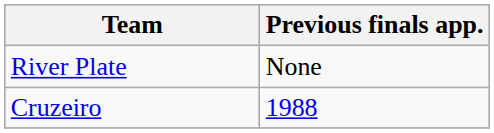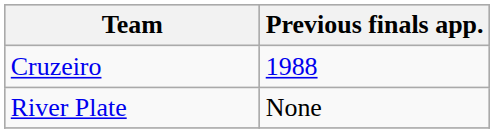rows swapped: (56, 107) <-> (69, 66)
